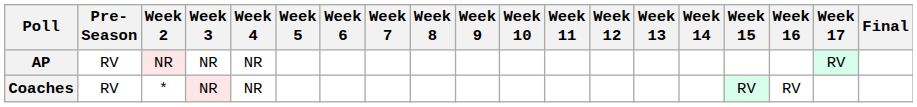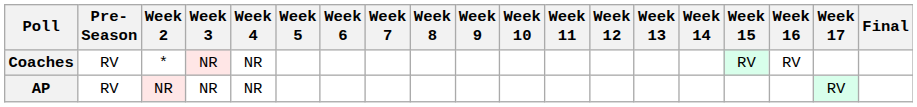rows swapped: (41, 62) <-> (41, 88)
